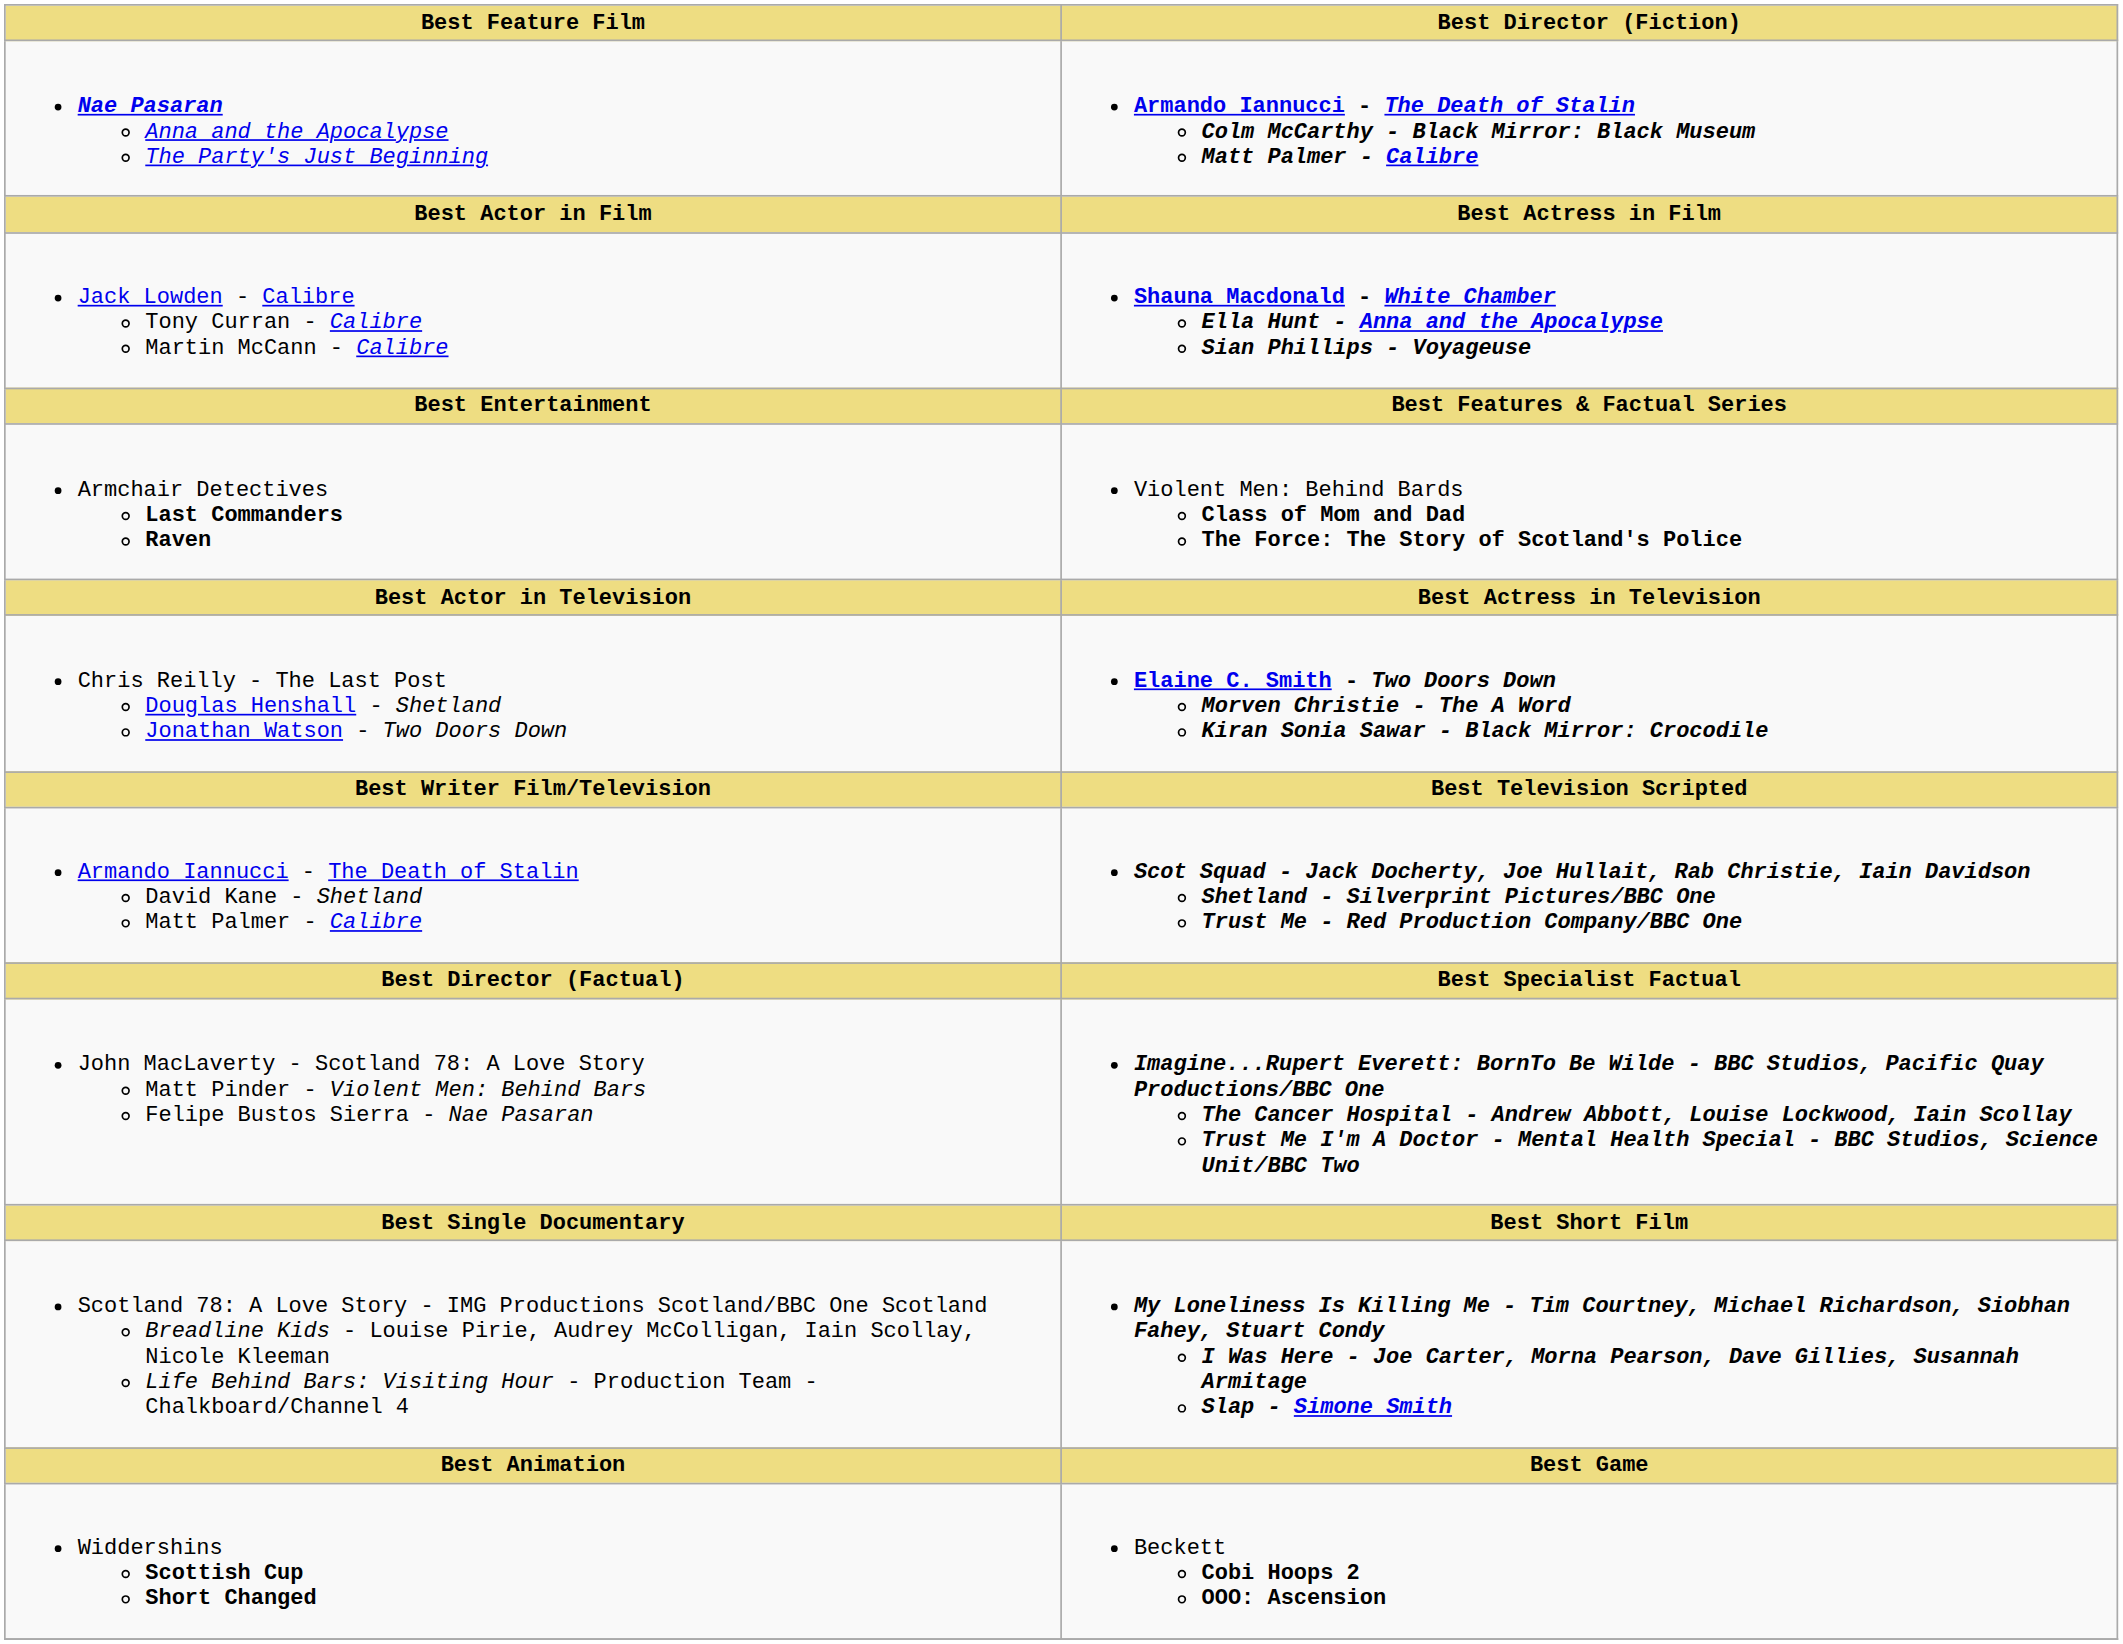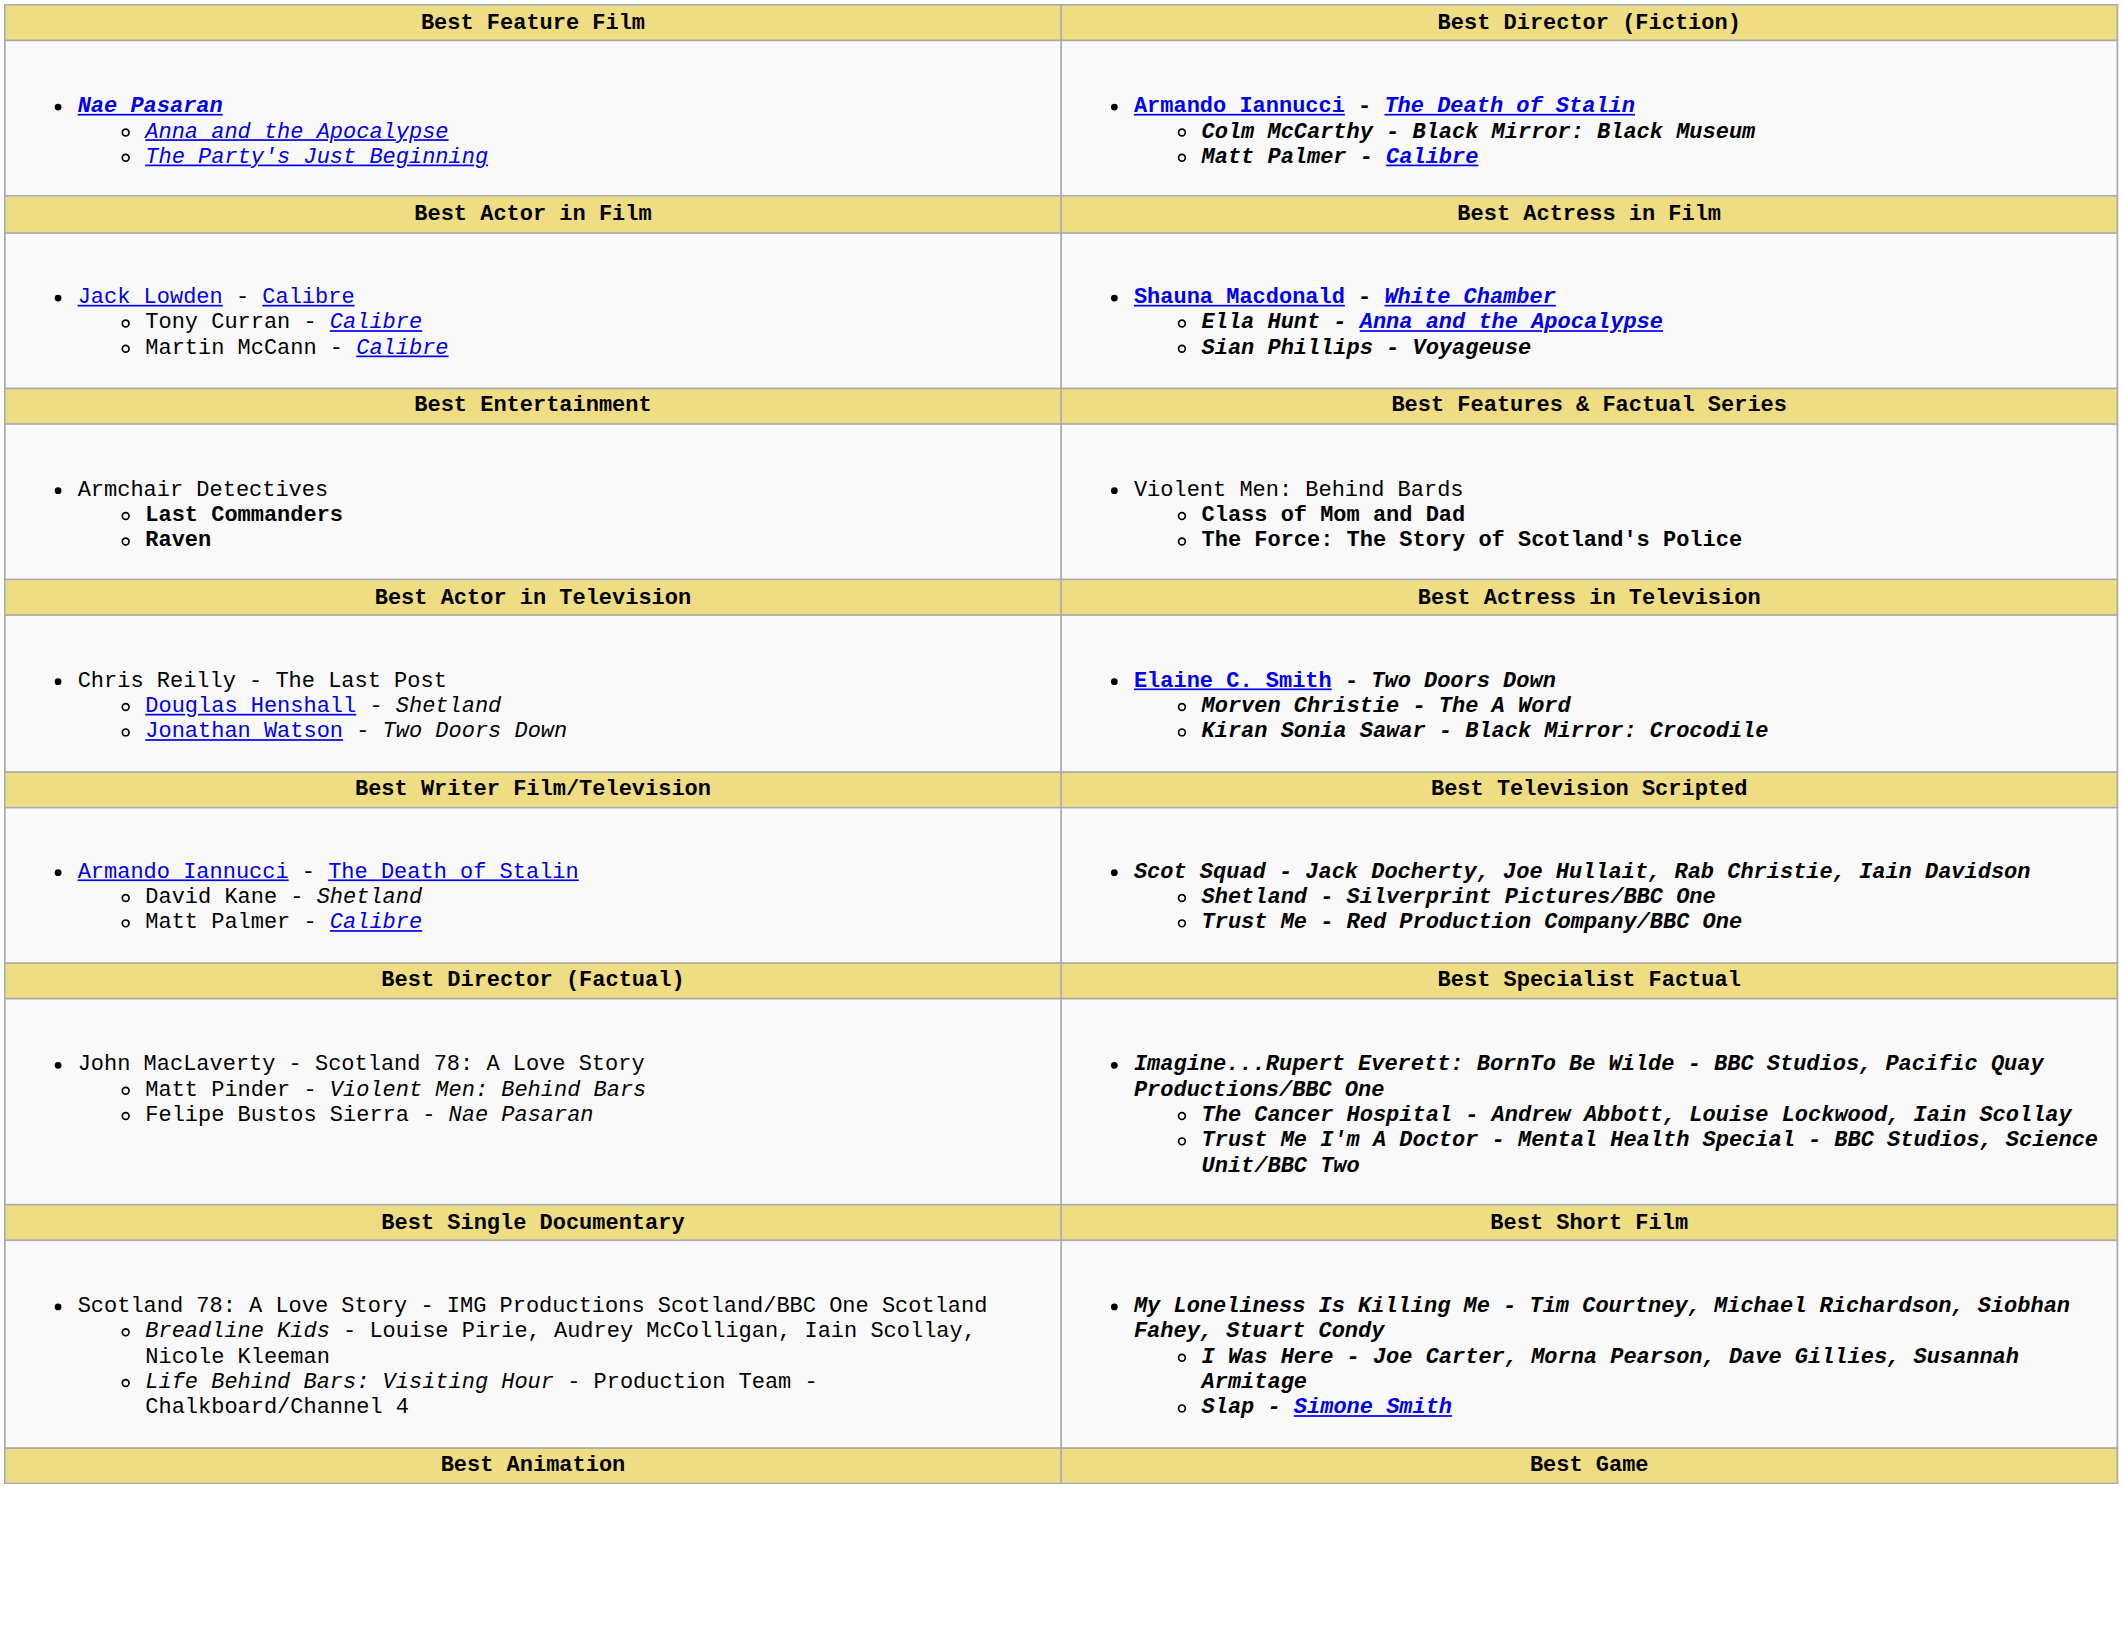- row: (533, 1574)
